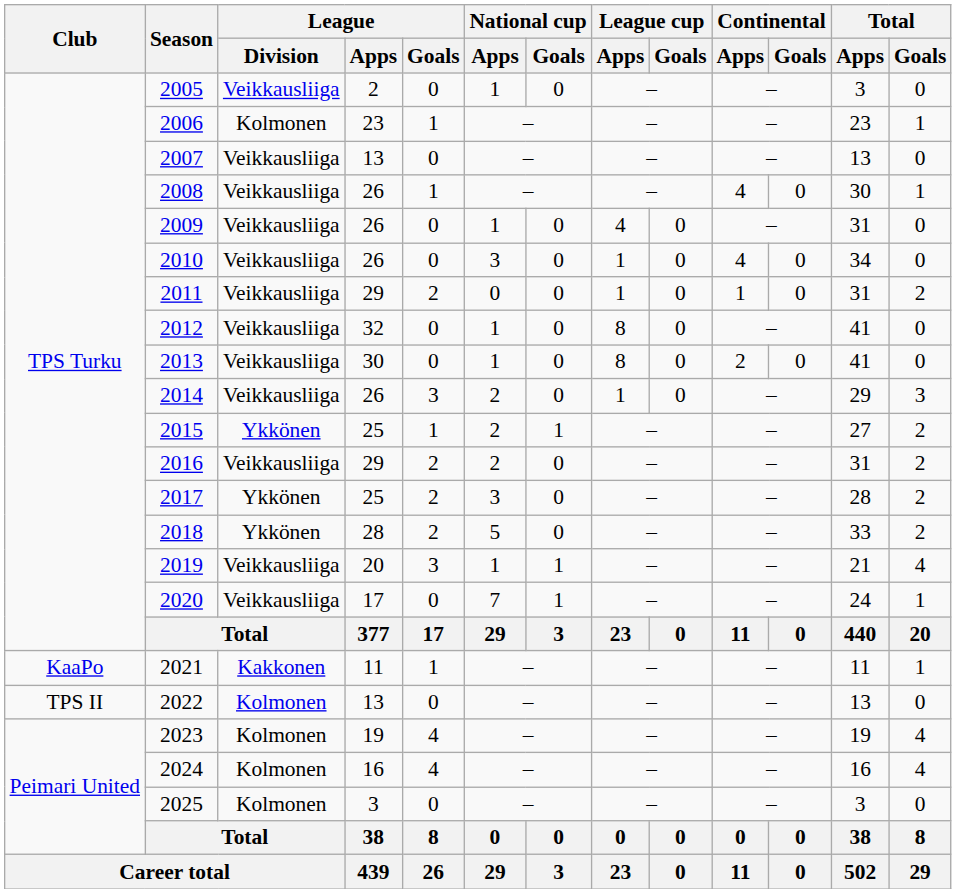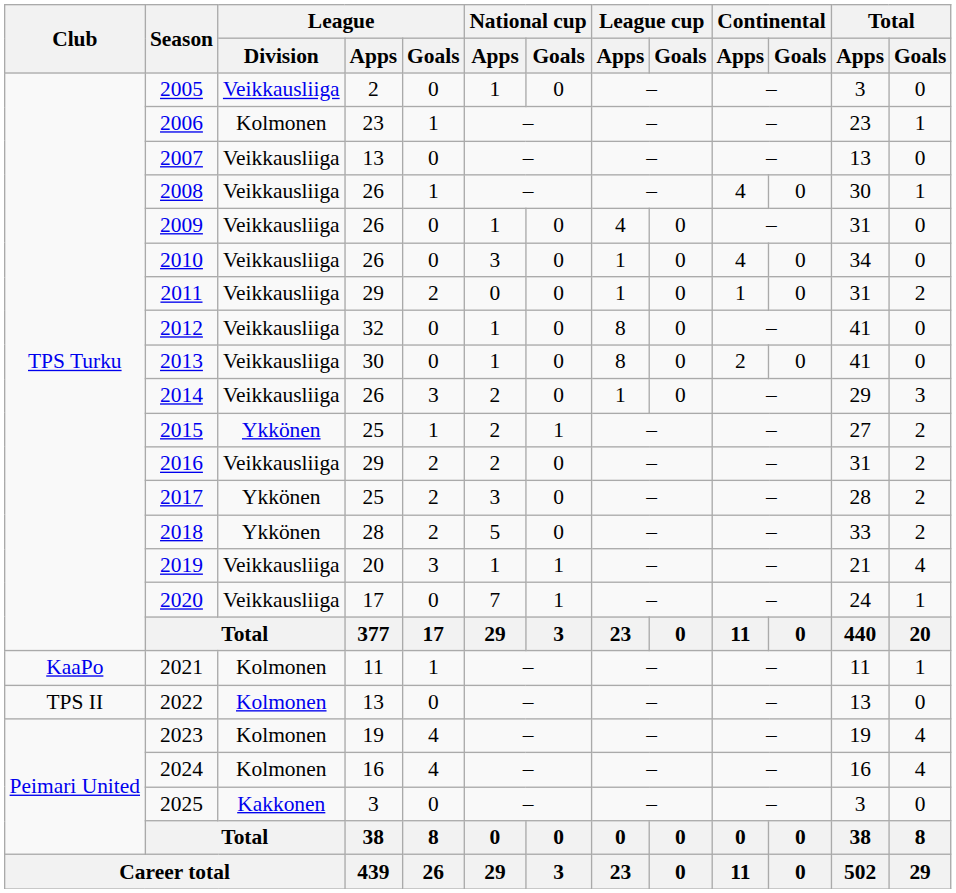(281, 667) Kakkonen -> (281, 667) Kolmonen
(281, 803) Kolmonen -> (281, 803) Kakkonen
